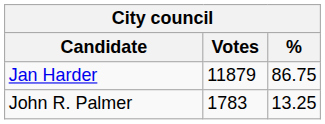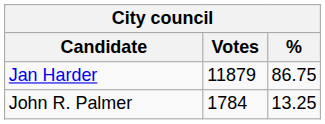(227, 103) 1783 -> (227, 103) 1784
